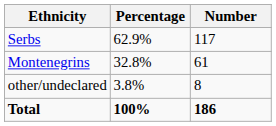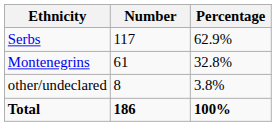columns swapped: (231, 16) <-> (150, 16)
